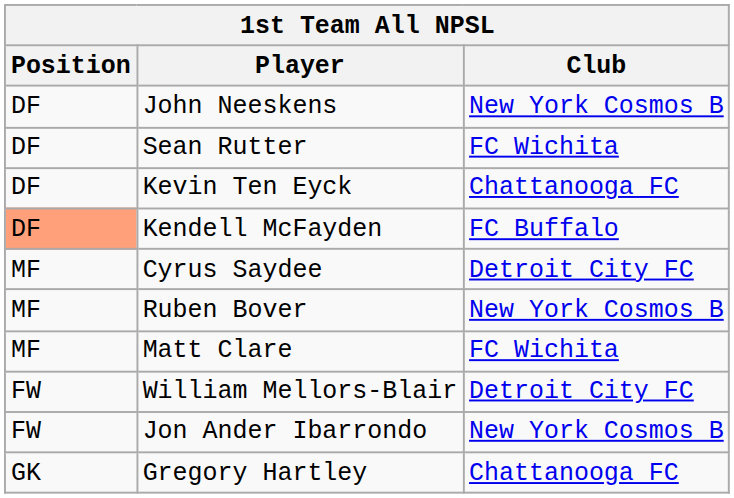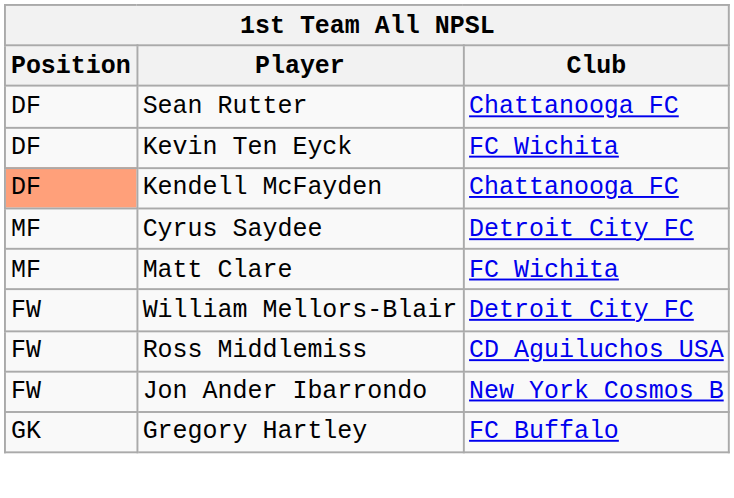- row: (240, 107)
(544, 147) FC Wichita -> (574, 107) Chattanooga FC
(574, 188) Chattanooga FC -> (544, 147) FC Wichita
(544, 229) FC Buffalo -> (574, 188) Chattanooga FC
- row: (225, 310)
+ row: (255, 351)
(574, 473) Chattanooga FC -> (544, 432) FC Buffalo
